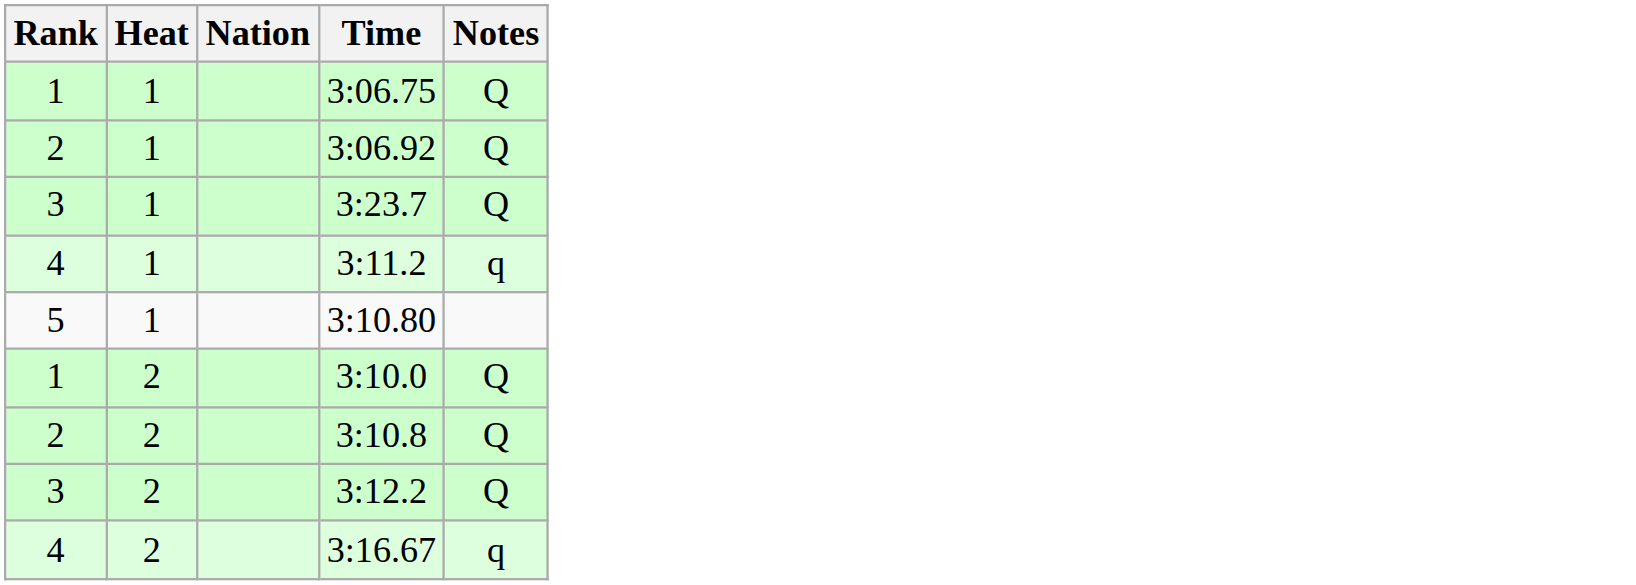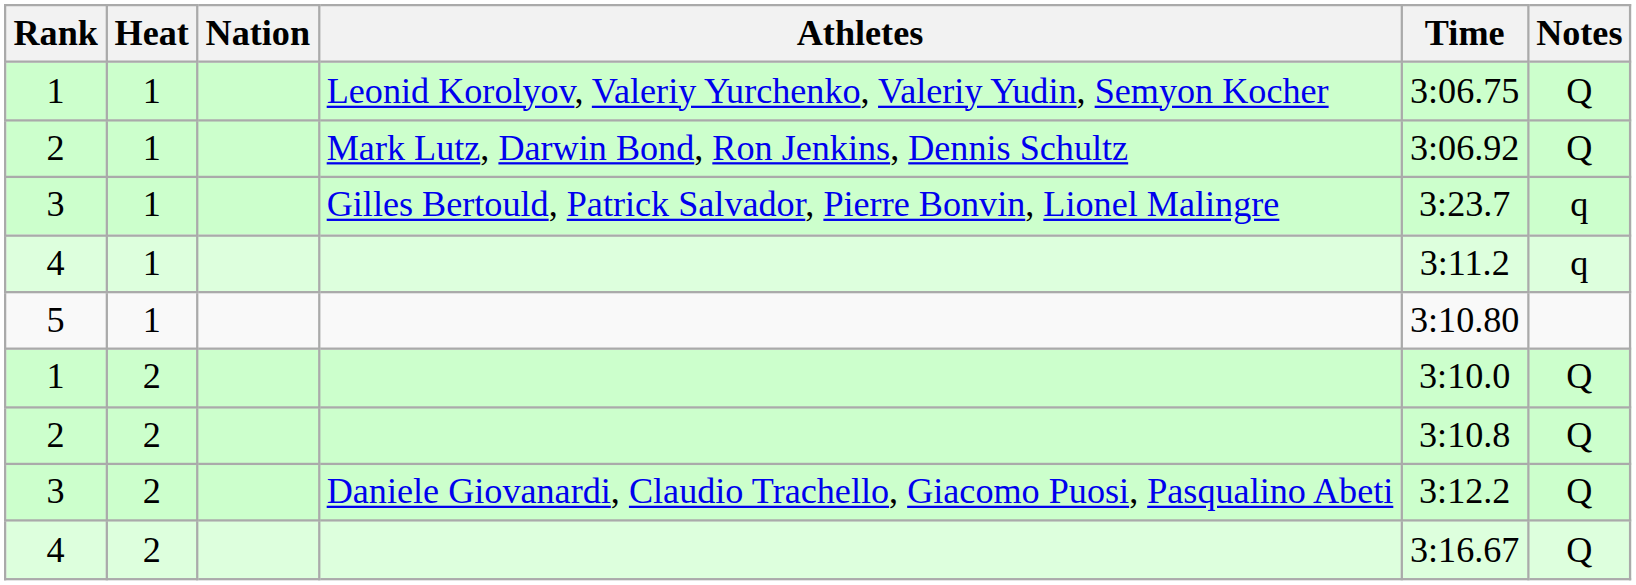+ column: (860, 33)
(496, 205) Q -> (1579, 205) q
(496, 549) q -> (1579, 549) Q
